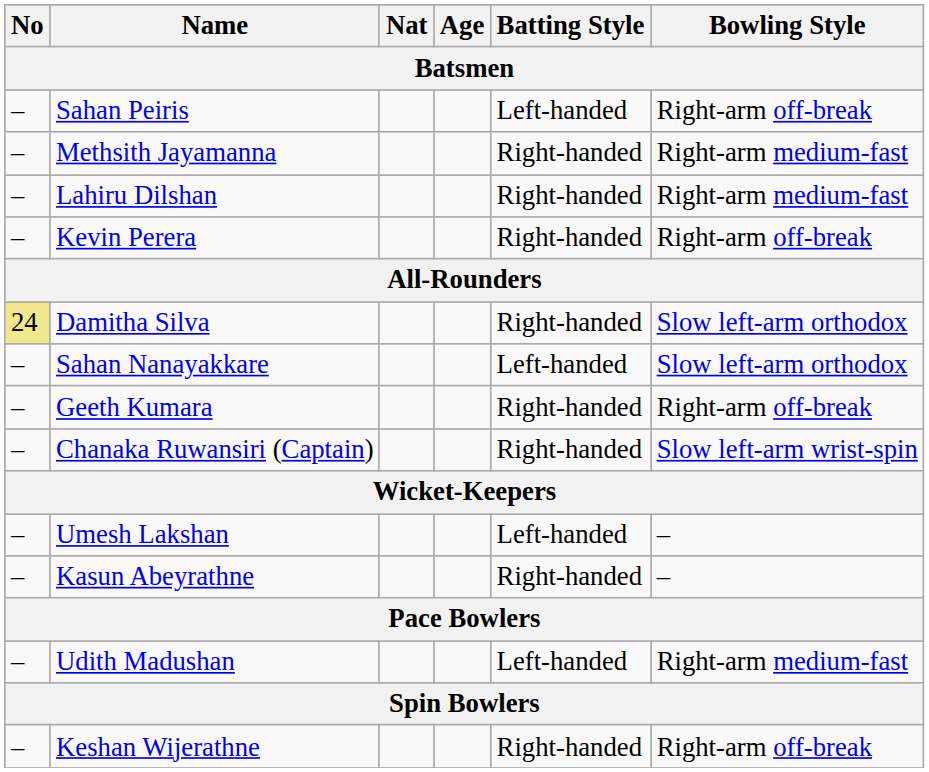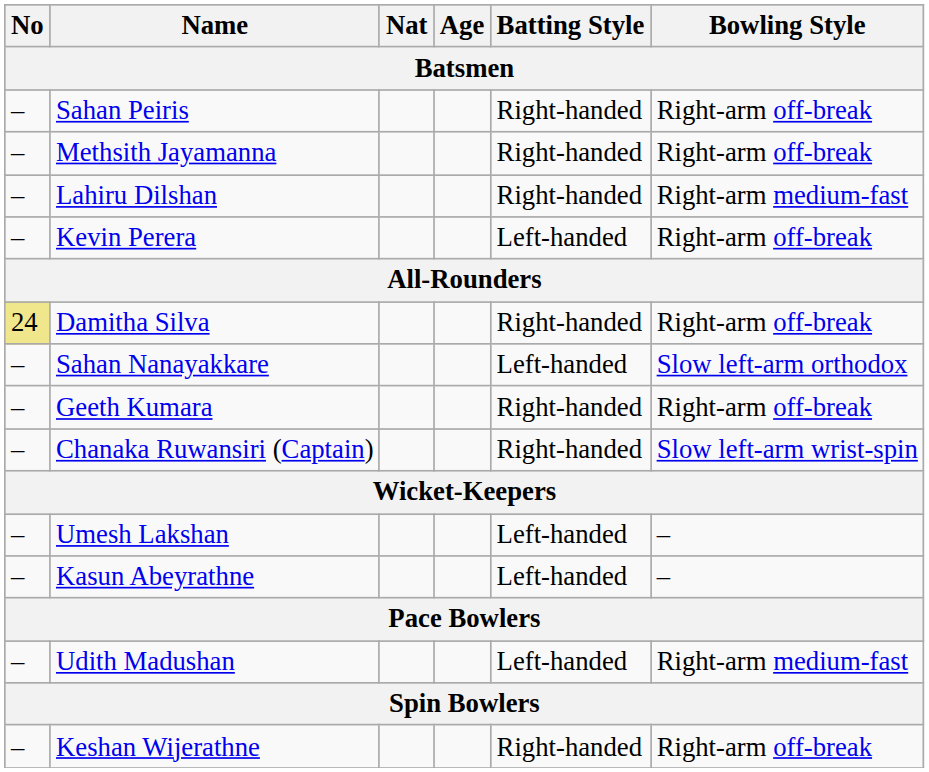(562, 110) Left-handed -> (569, 110) Right-handed
(782, 152) Right-arm medium-fast -> (764, 152) Right-arm off-break
(569, 237) Right-handed -> (562, 237) Left-handed
(782, 322) Slow left-arm orthodox -> (764, 322) Right-arm off-break
(569, 576) Right-handed -> (562, 576) Left-handed
